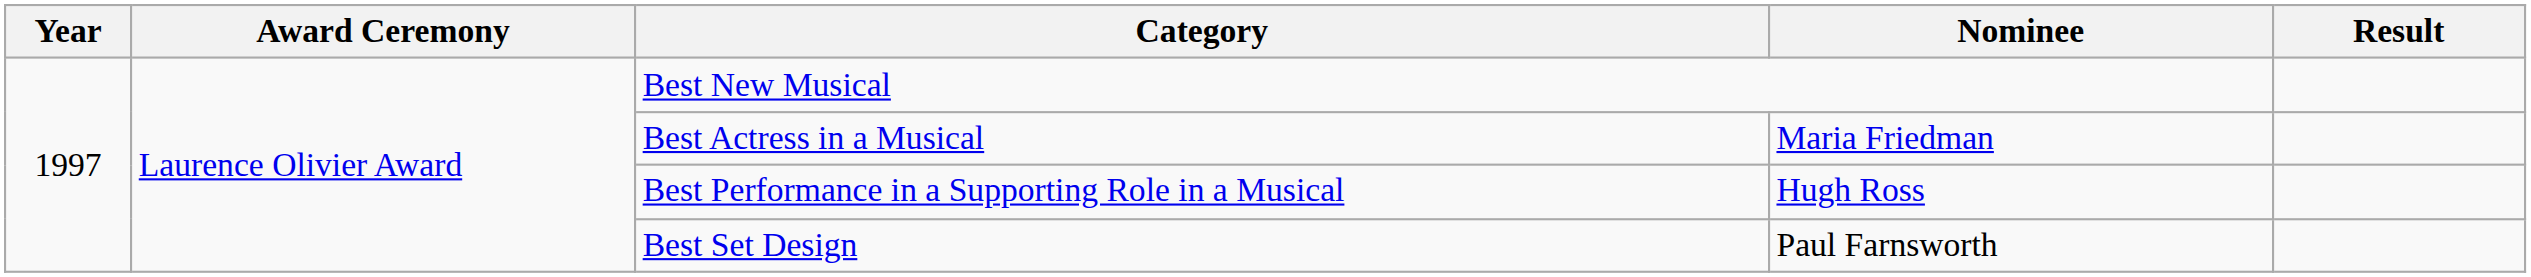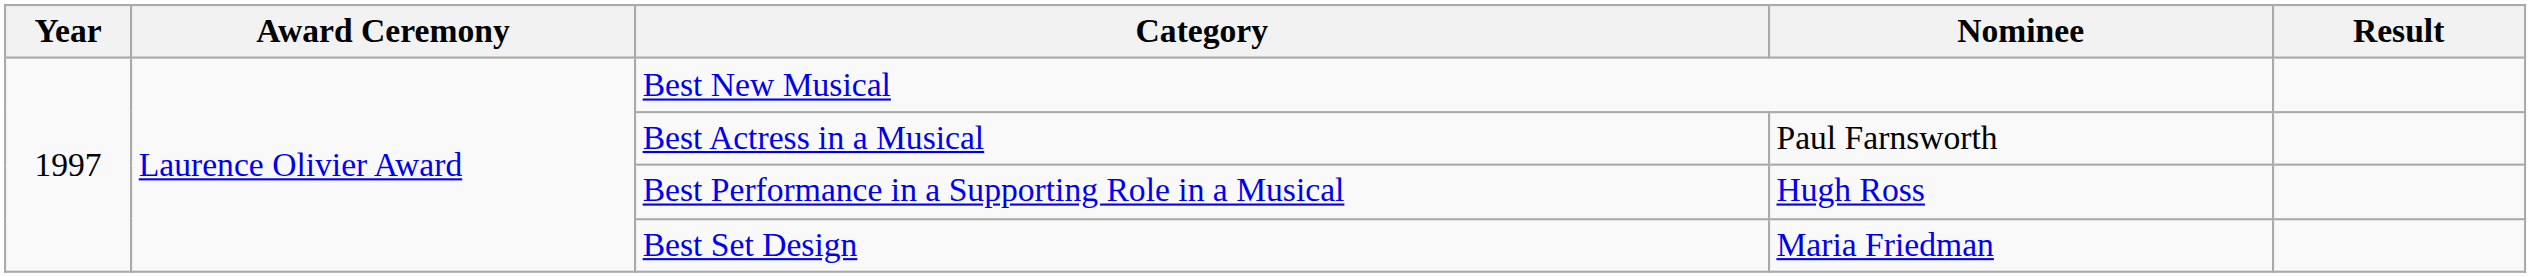(1885, 137) Maria Friedman -> (1887, 137) Paul Farnsworth
(1887, 244) Paul Farnsworth -> (1885, 244) Maria Friedman
